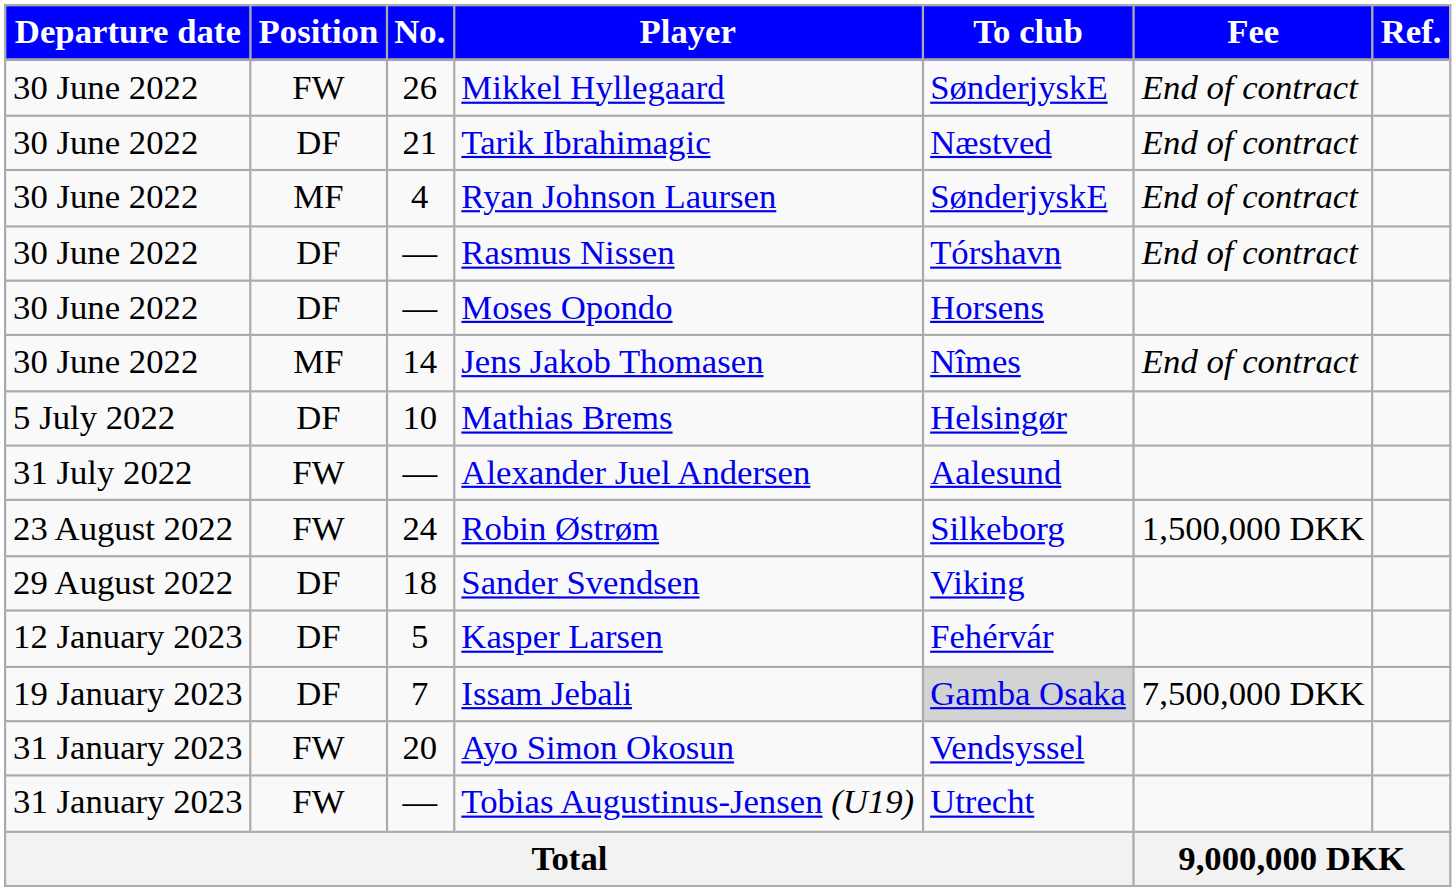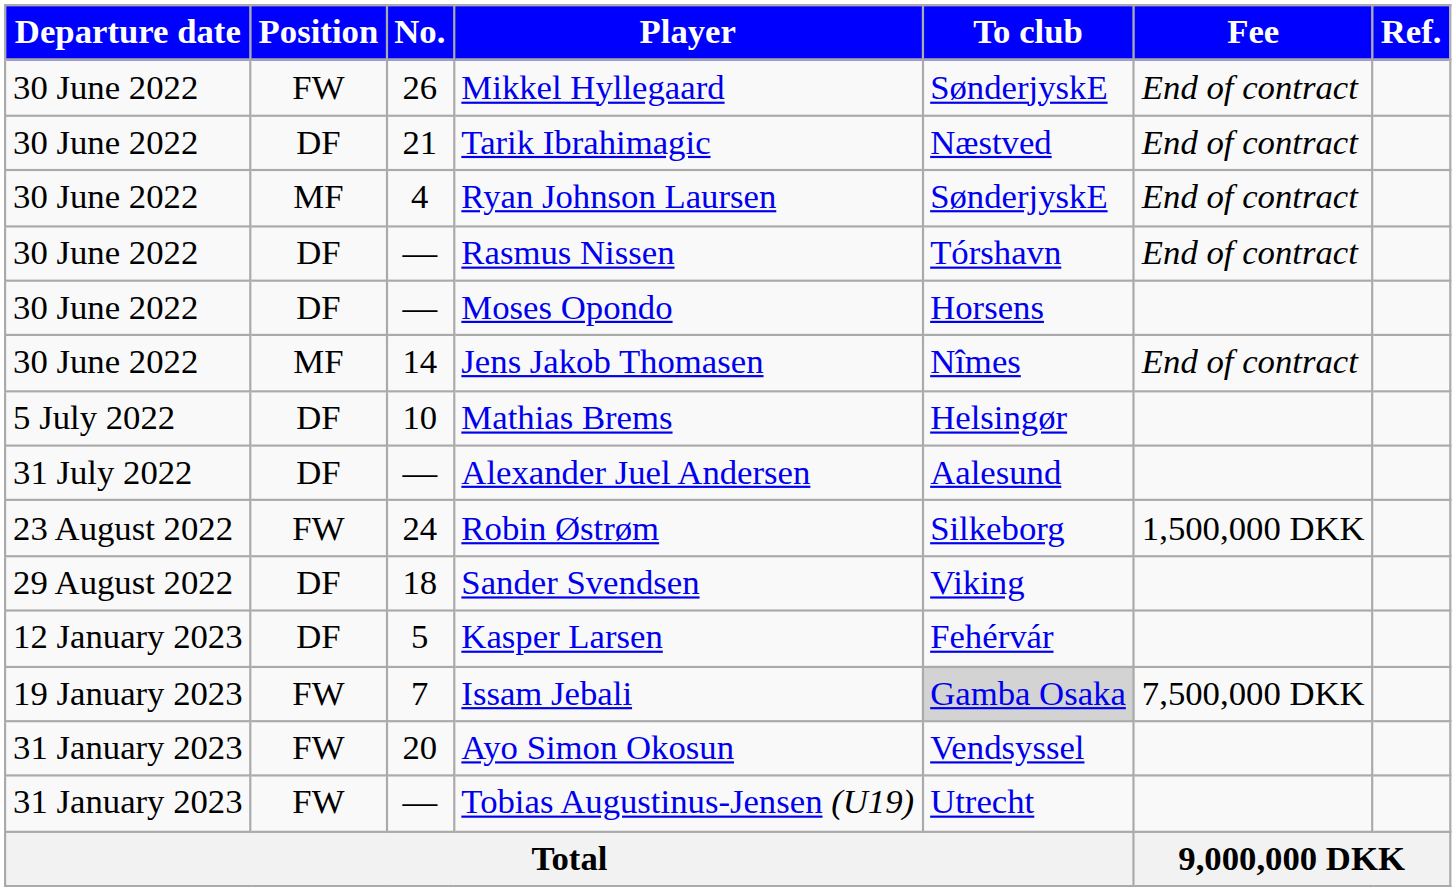(318, 472) FW -> (318, 472) DF
(318, 692) DF -> (318, 692) FW
